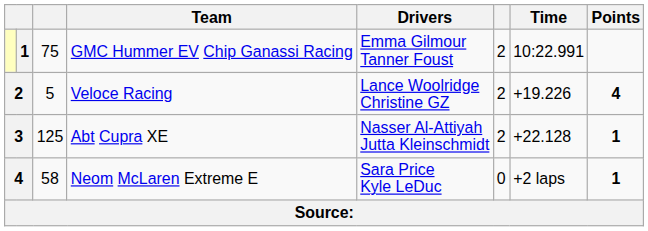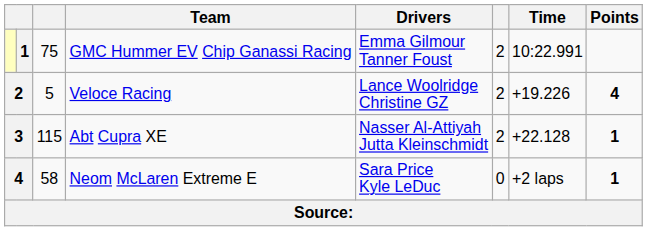(50, 136) 125 -> (49, 136) 115
